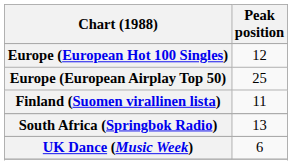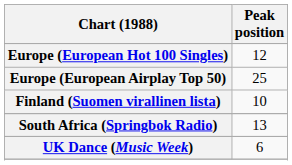(260, 101) 11 -> (260, 101) 10
